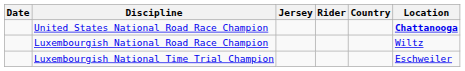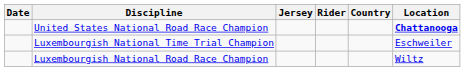rows swapped: (154, 58) <-> (151, 43)
